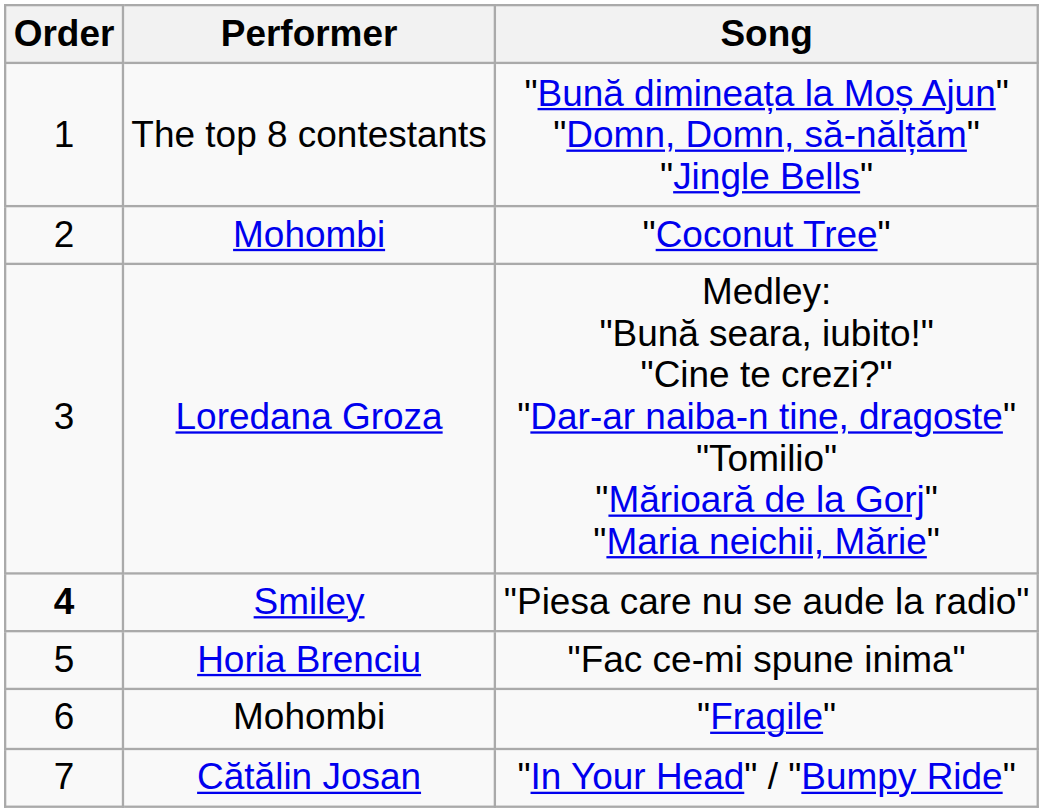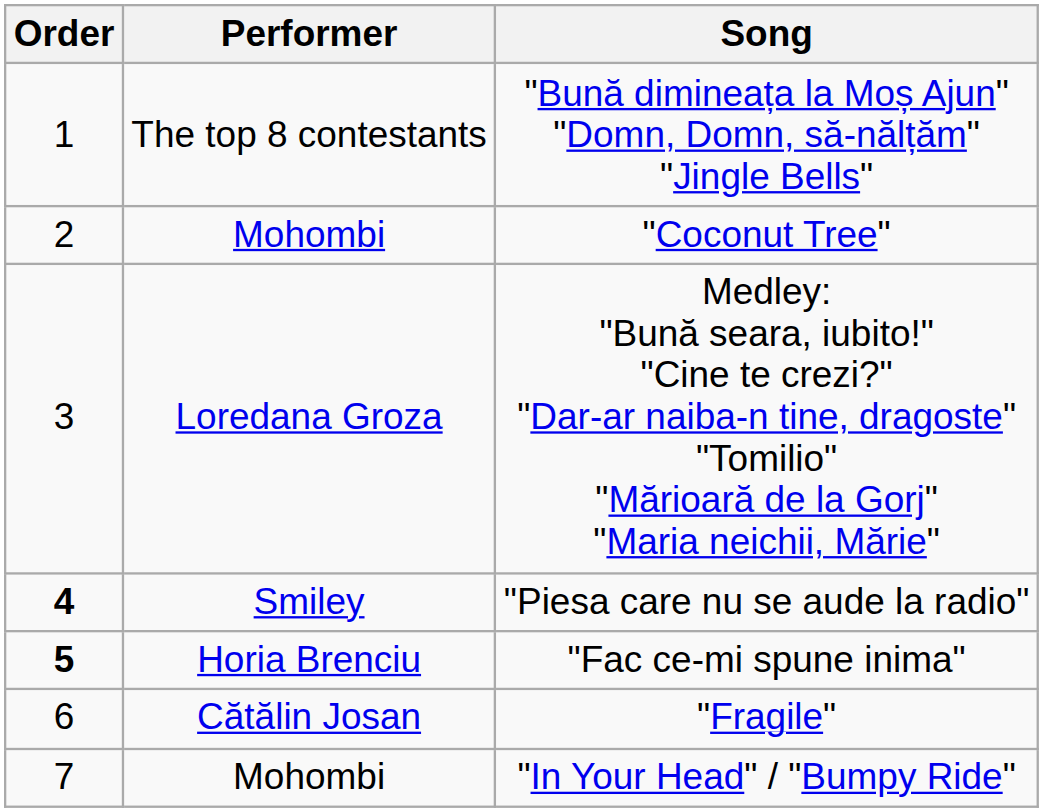(64, 659) normal -> (64, 659) bold
(309, 718) Mohombi -> (309, 718) Cătălin Josan
(309, 776) Cătălin Josan -> (309, 776) Mohombi
